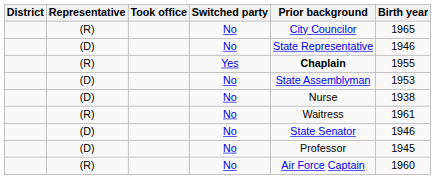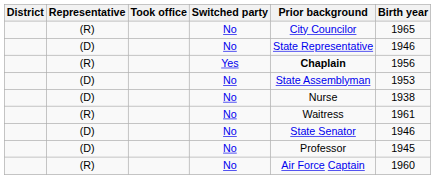(403, 64) 1955 -> (403, 64) 1956
